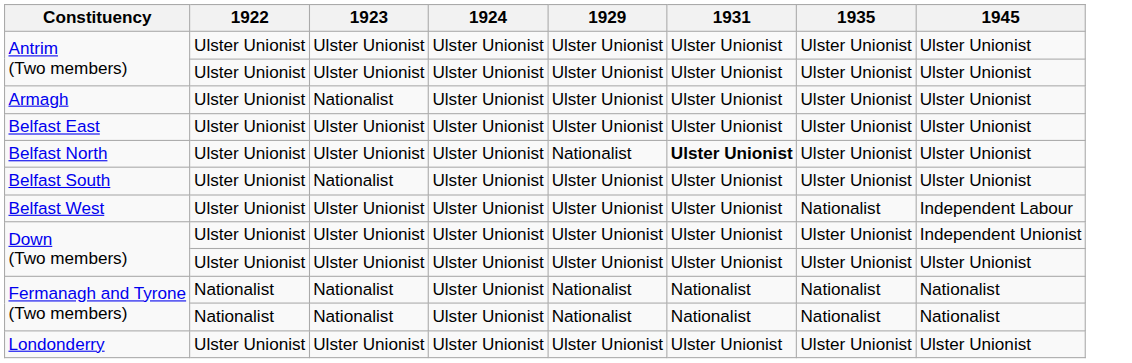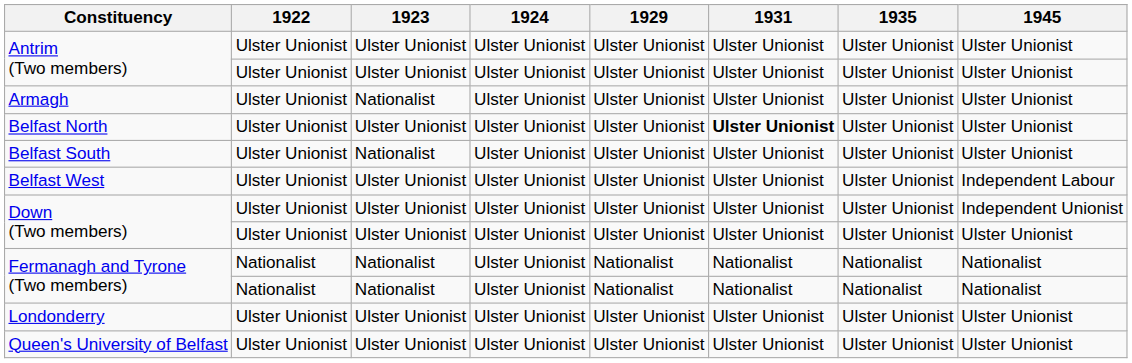- row: (54, 126)
(592, 153) Nationalist -> (649, 126) Ulster Unionist
(840, 208) Nationalist -> (898, 180) Ulster Unionist
+ row: (118, 343)
